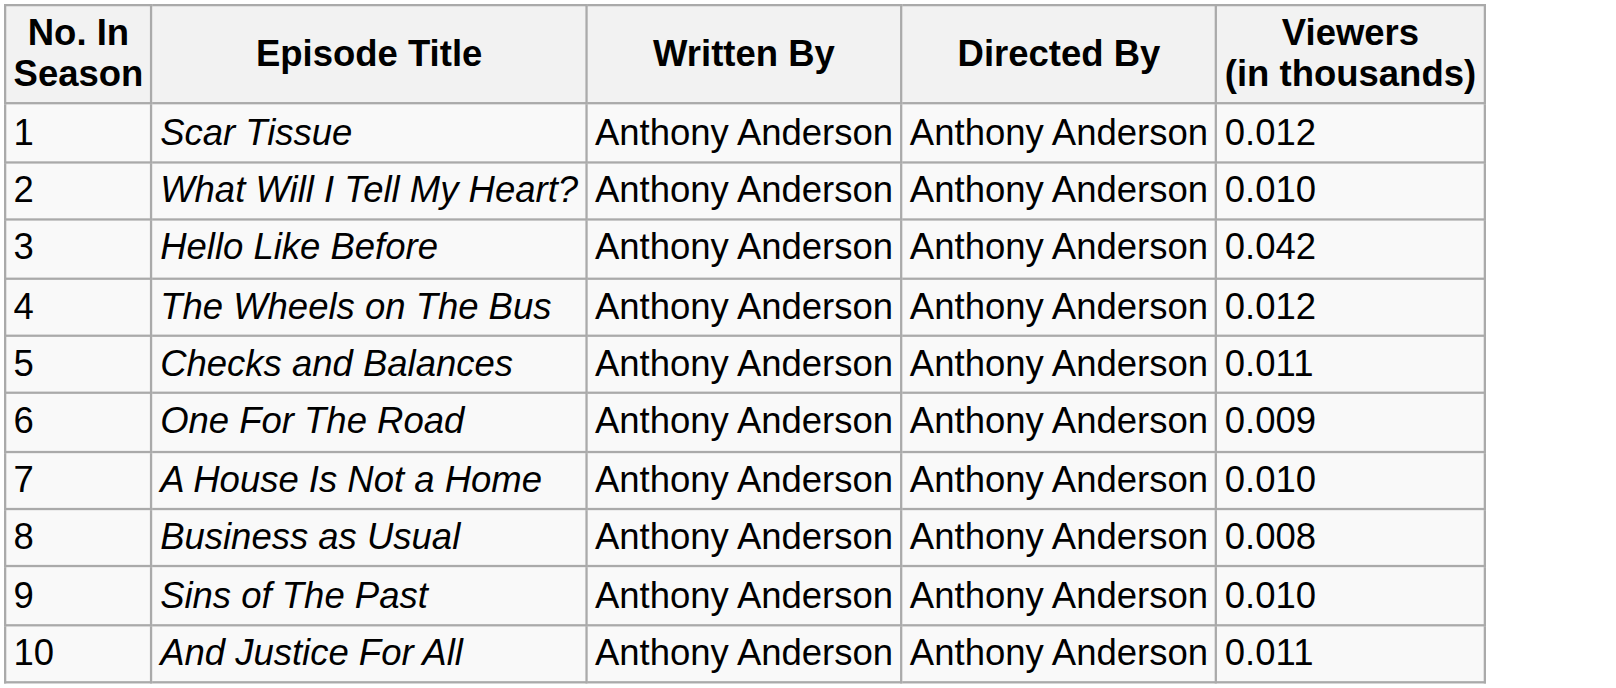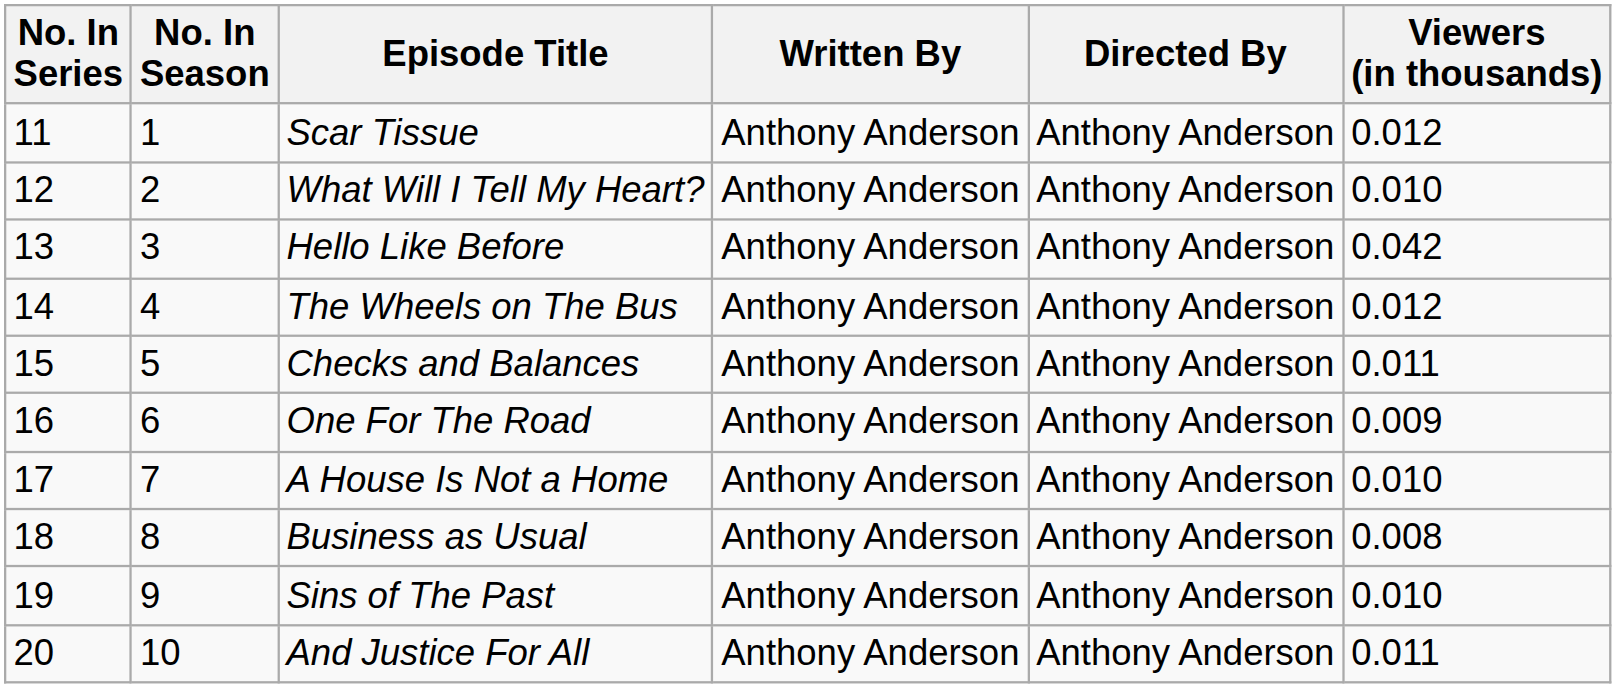+ column: (68, 53)
